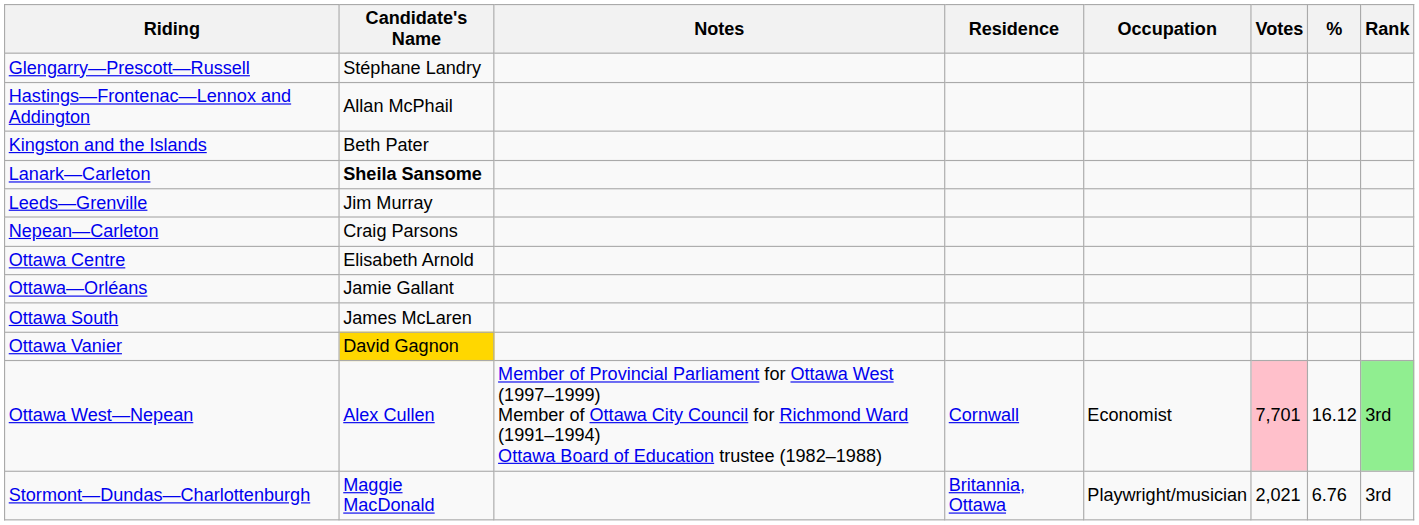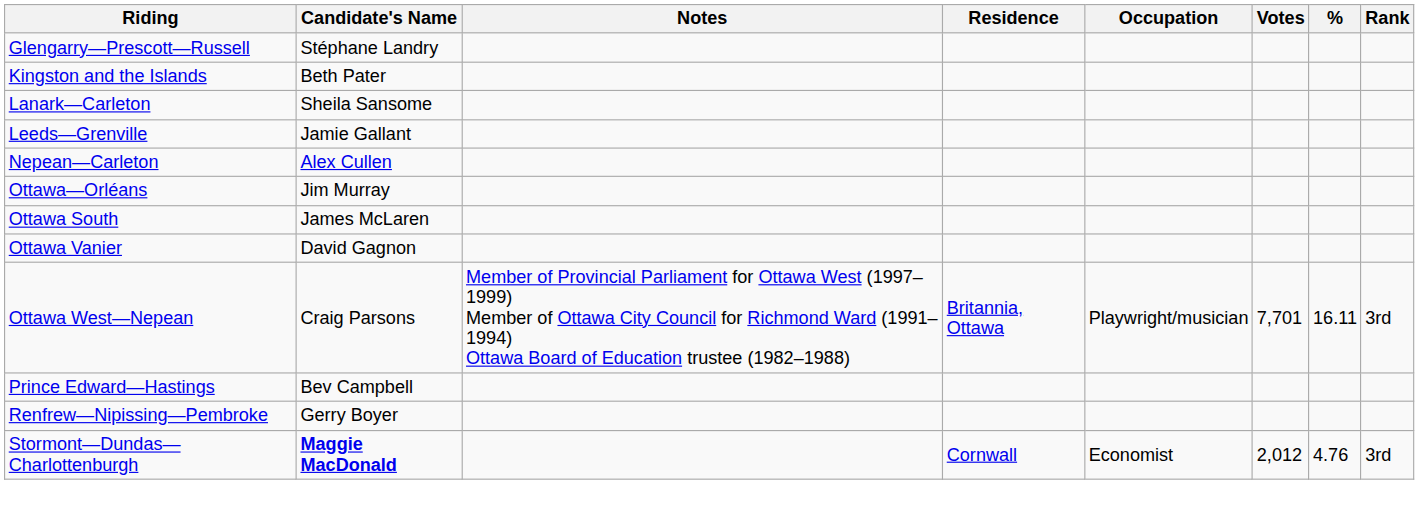- row: (150, 106)
(413, 174) bold -> (366, 104) normal
(388, 202) Jim Murray -> (356, 133) Jamie Gallant
(401, 231) Craig Parsons -> (346, 162) Alex Cullen
- row: (67, 260)
(399, 288) Jamie Gallant -> (345, 190) Jim Murray
(401, 346) gold background -> (358, 248) no background
(389, 415) Alex Cullen -> (358, 317) Craig Parsons
(984, 415) Cornwall -> (985, 317) Britannia, Ottawa
(1130, 415) Economist -> (1169, 317) Playwright/musician
(1278, 415) pink background -> (1279, 317) no background
(1334, 415) 16.12 -> (1335, 317) 16.11
(1378, 415) lightgreen background -> (1378, 317) no background
+ row: (112, 386)
+ row: (138, 415)
(389, 495) normal -> (349, 454) bold
(987, 495) Britannia, Ottawa -> (982, 454) Cornwall
(1167, 495) Playwright/musician -> (1131, 454) Economist
(1278, 495) 2,021 -> (1279, 454) 2,012
(1329, 495) 6.76 -> (1331, 454) 4.76
